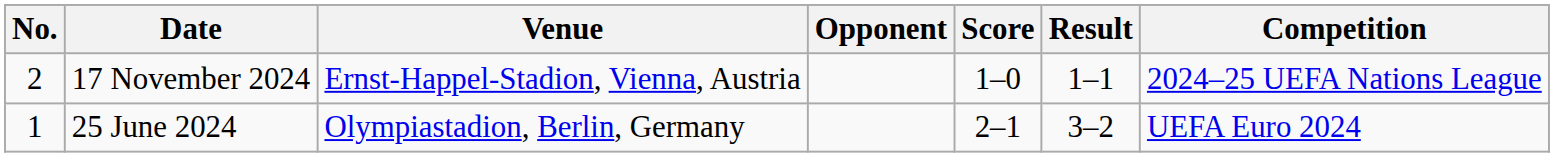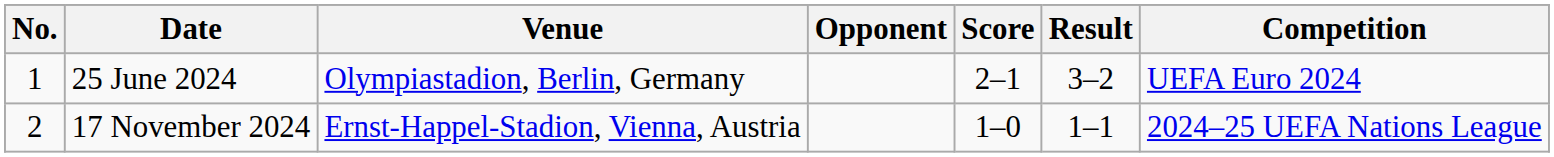rows swapped: (154, 126) <-> (191, 77)
